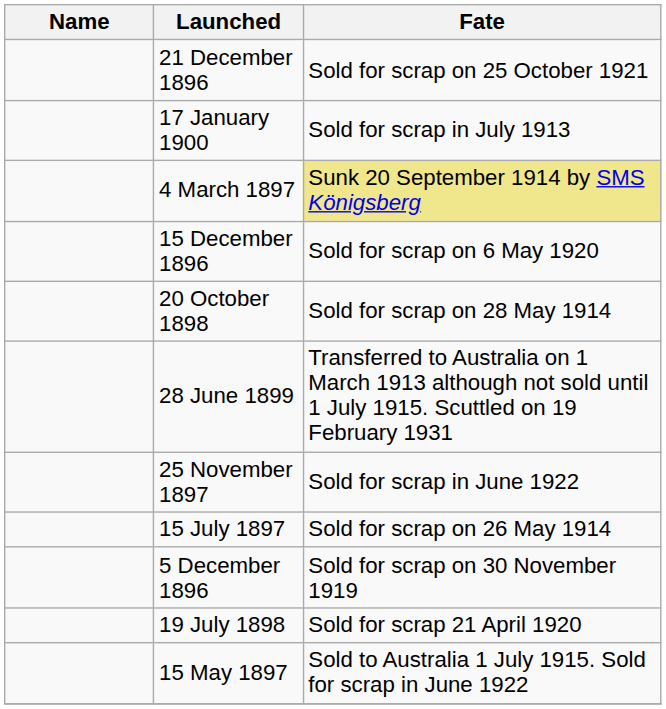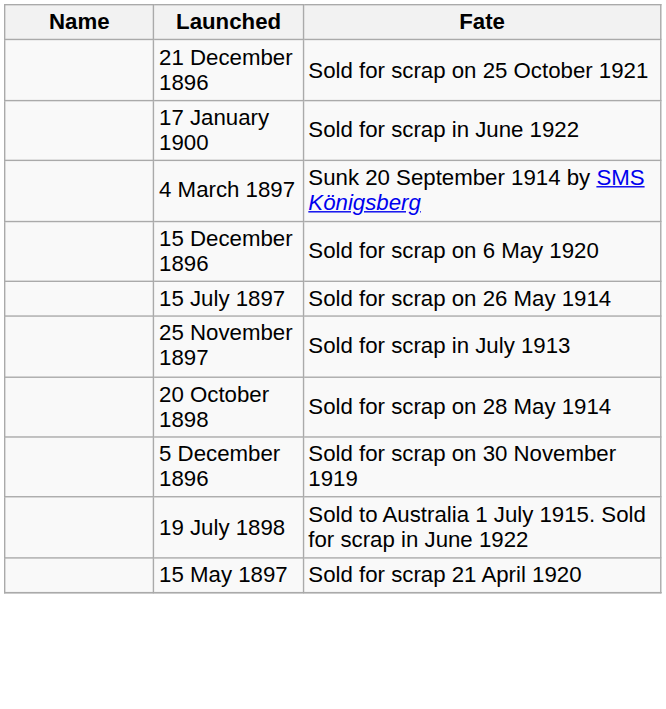(439, 130) Sold for scrap in July 1913 -> (444, 130) Sold for scrap in June 1922
(476, 190) khaki background -> (476, 190) no background
rows swapped: (222, 529) <-> (214, 311)
- row: (226, 396)
(444, 481) Sold for scrap in June 1922 -> (439, 346) Sold for scrap in July 1913
(445, 625) Sold for scrap 21 April 1920 -> (477, 527) Sold to Australia 1 July 1915. Sold for scrap in June 1922
(477, 672) Sold to Australia 1 July 1915. Sold for scrap in June 1922 -> (445, 575) Sold for scrap 21 April 1920
